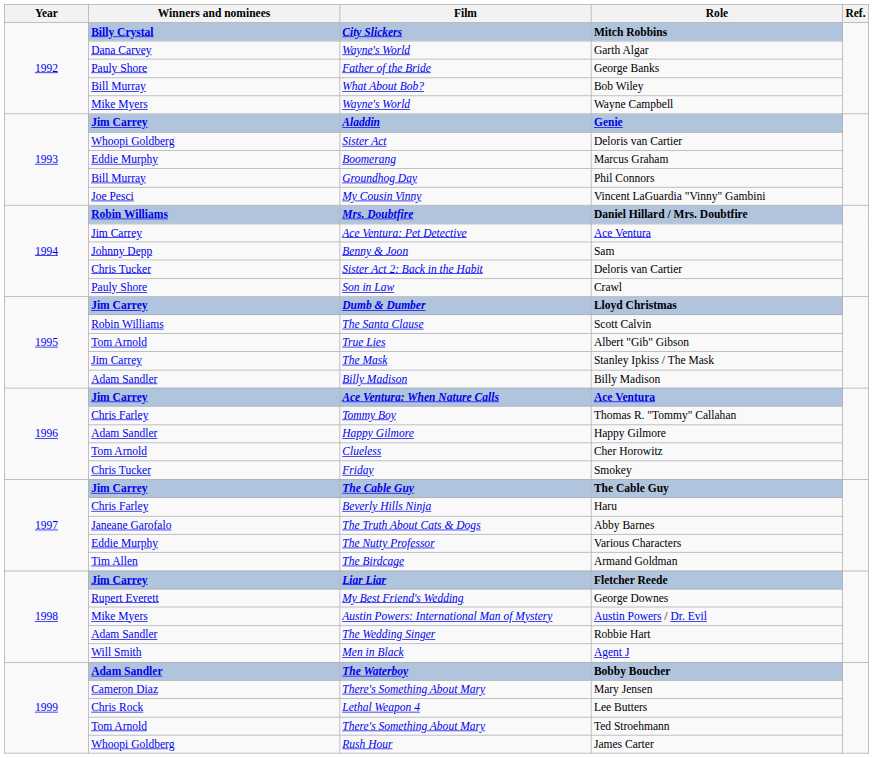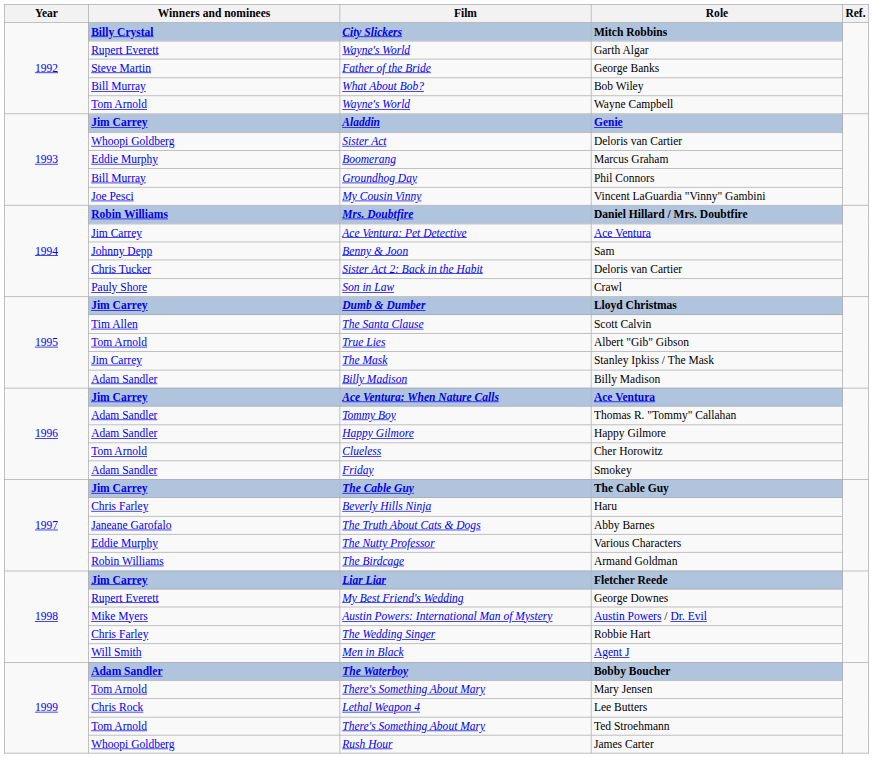(121, 50) Dana Carvey -> (125, 50) Rupert Everett
(119, 68) Pauly Shore -> (121, 68) Steve Martin
(119, 104) Mike Myers -> (119, 104) Tom Arnold
(127, 324) Robin Williams -> (114, 324) Tim Allen
(120, 415) Chris Farley -> (124, 415) Adam Sandler
(121, 470) Chris Tucker -> (124, 470) Adam Sandler
(114, 561) Tim Allen -> (127, 561) Robin Williams
(124, 634) Adam Sandler -> (120, 634) Chris Farley
(125, 689) Cameron Diaz -> (119, 689) Tom Arnold
